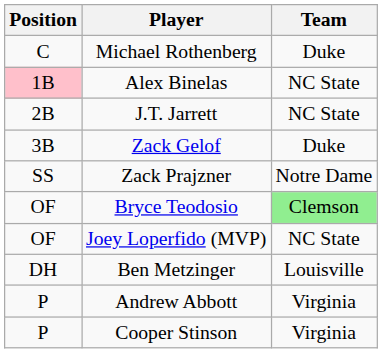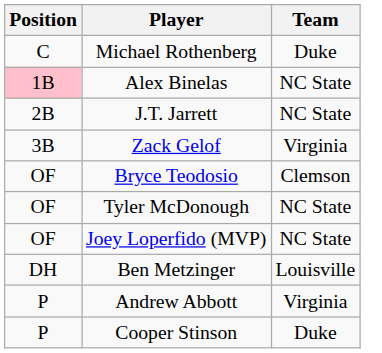(324, 144) Duke -> (315, 144) Virginia
- row: (176, 176)
(324, 207) lightgreen background -> (315, 176) no background
+ row: (176, 207)
(324, 332) Virginia -> (315, 332) Duke
